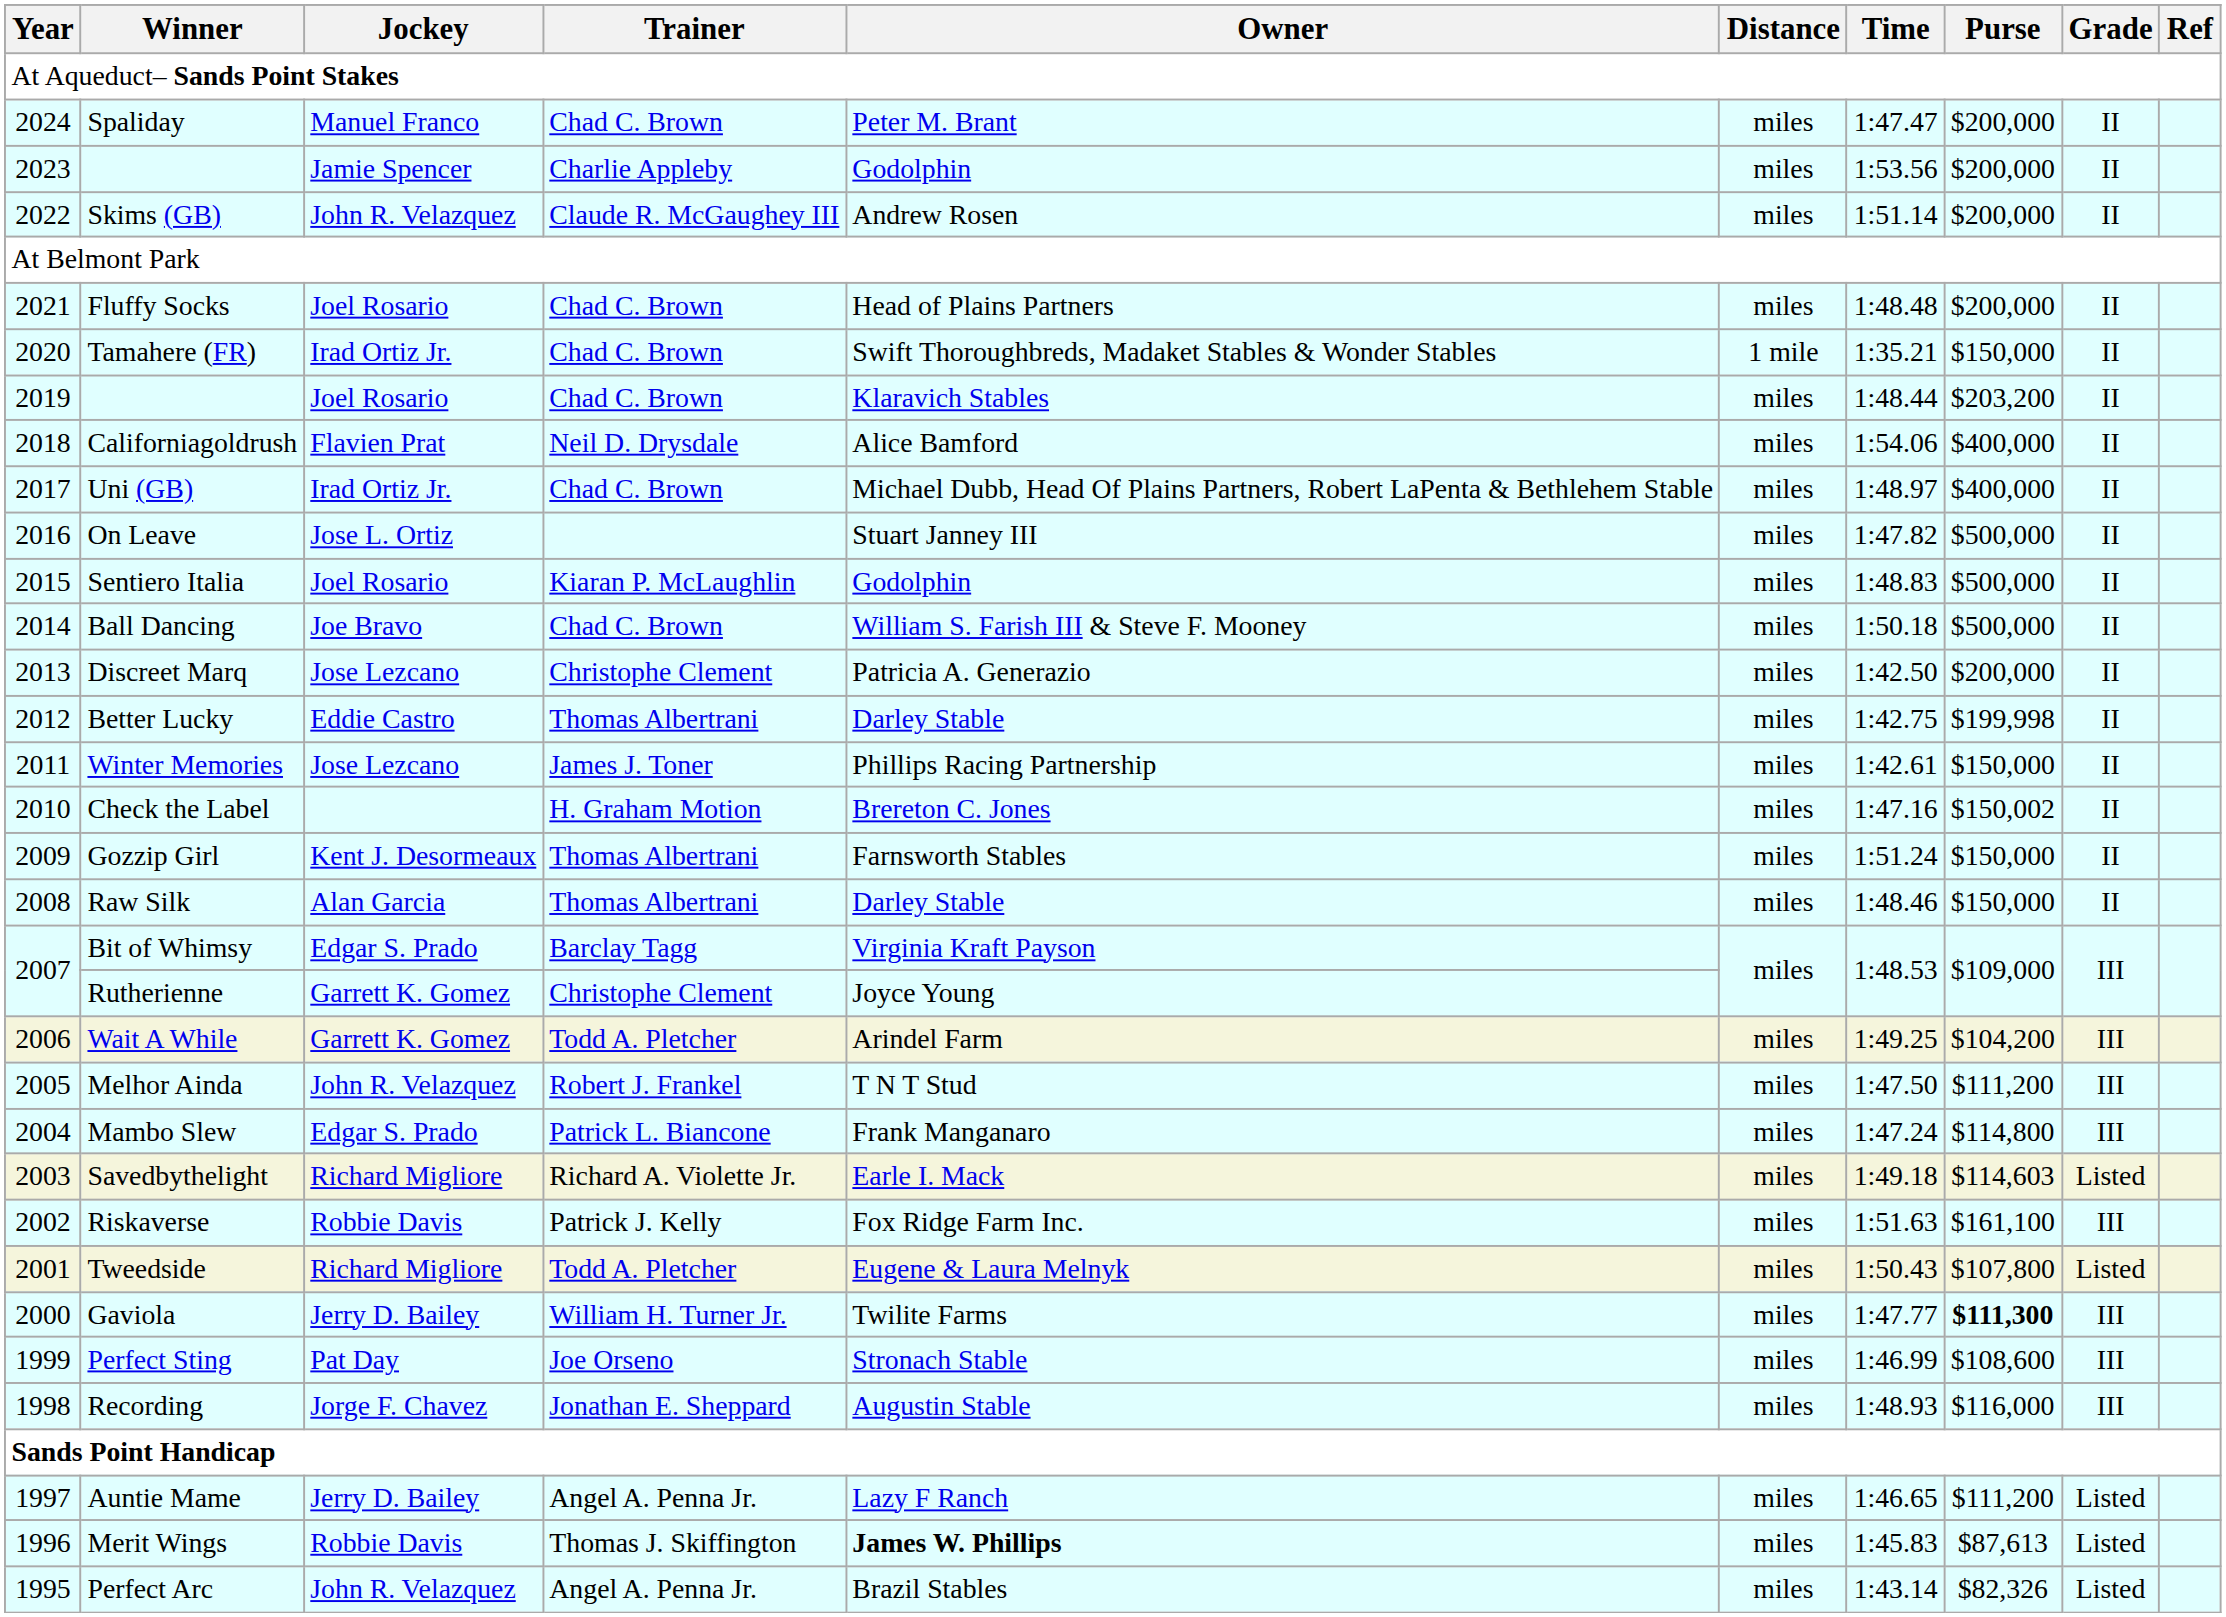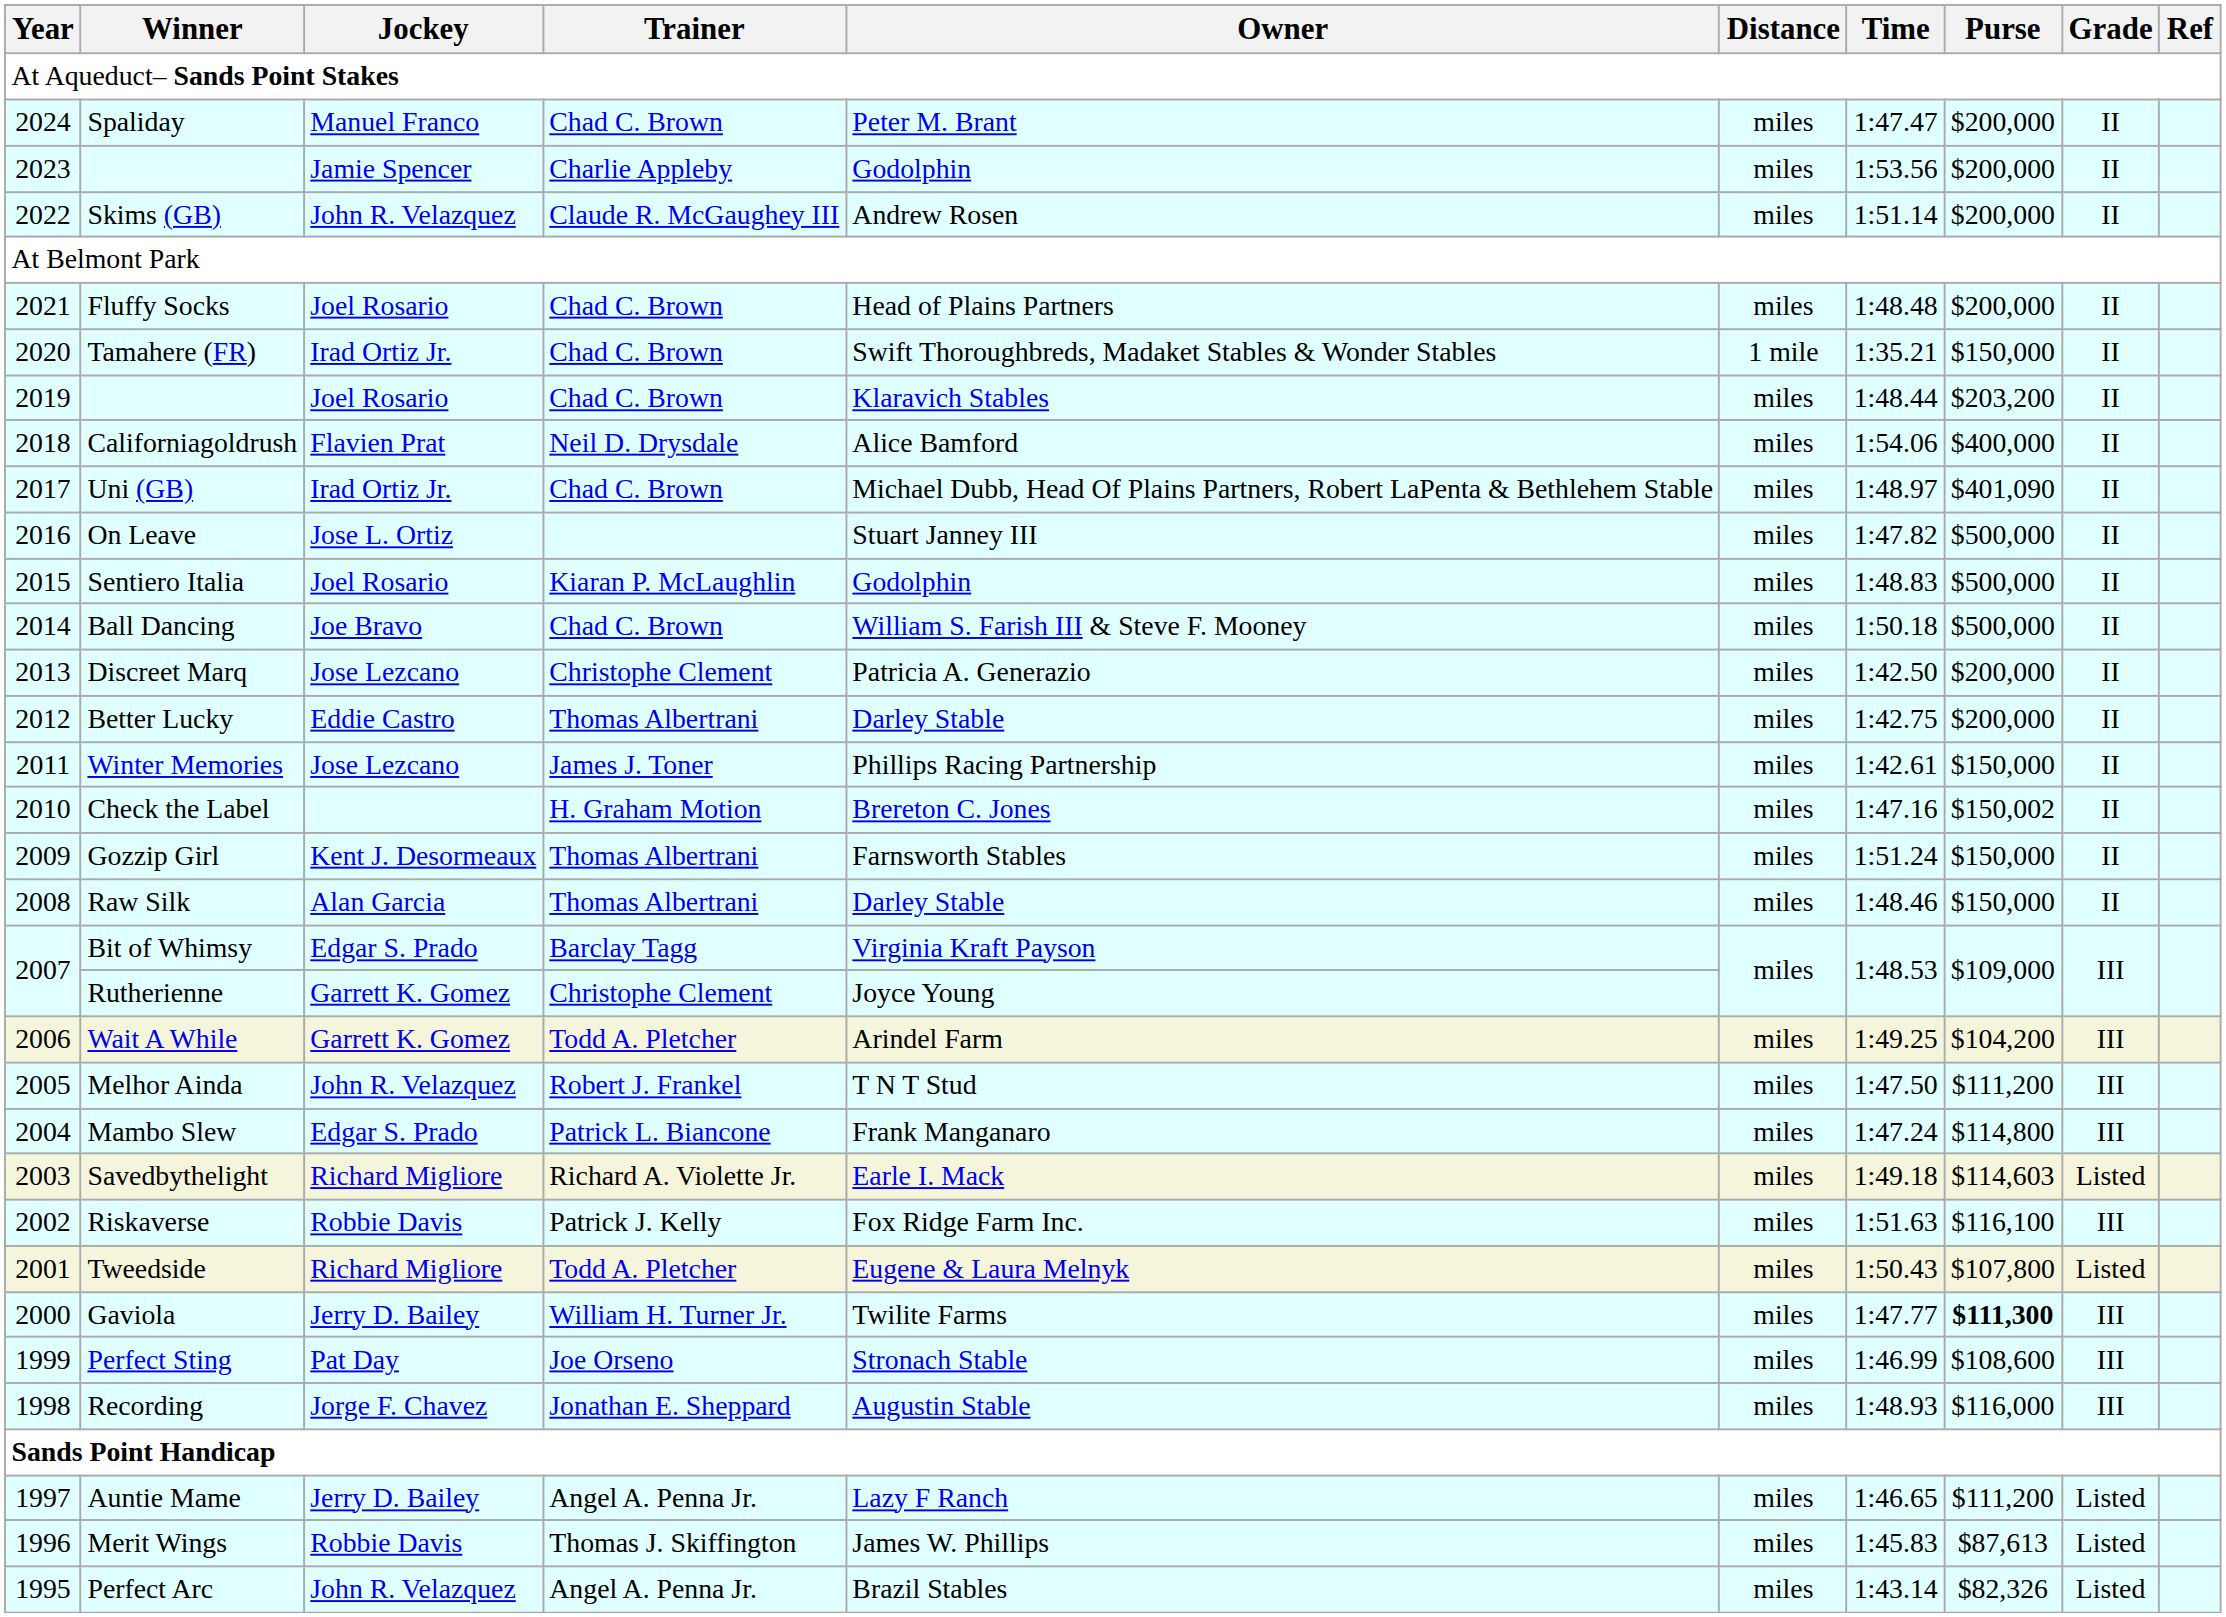(2003, 488) $400,000 -> (2003, 488) $401,090
(2003, 718) $199,998 -> (2003, 718) $200,000
(2003, 1222) $161,100 -> (2003, 1222) $116,100
(957, 1543) bold -> (951, 1543) normal
